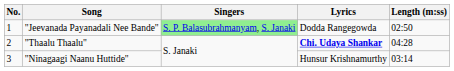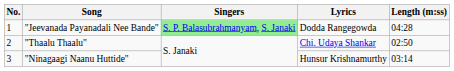(402, 27) 02:50 -> (402, 27) 04:28
(341, 43) bold -> (338, 43) normal
(402, 43) 04:28 -> (402, 43) 02:50
